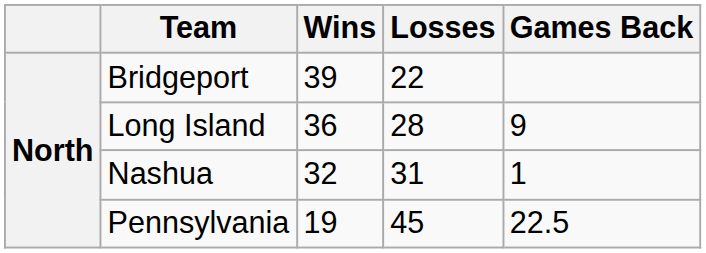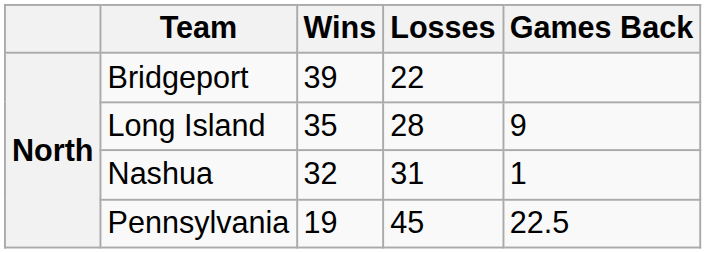(320, 125) 36 -> (320, 125) 35
